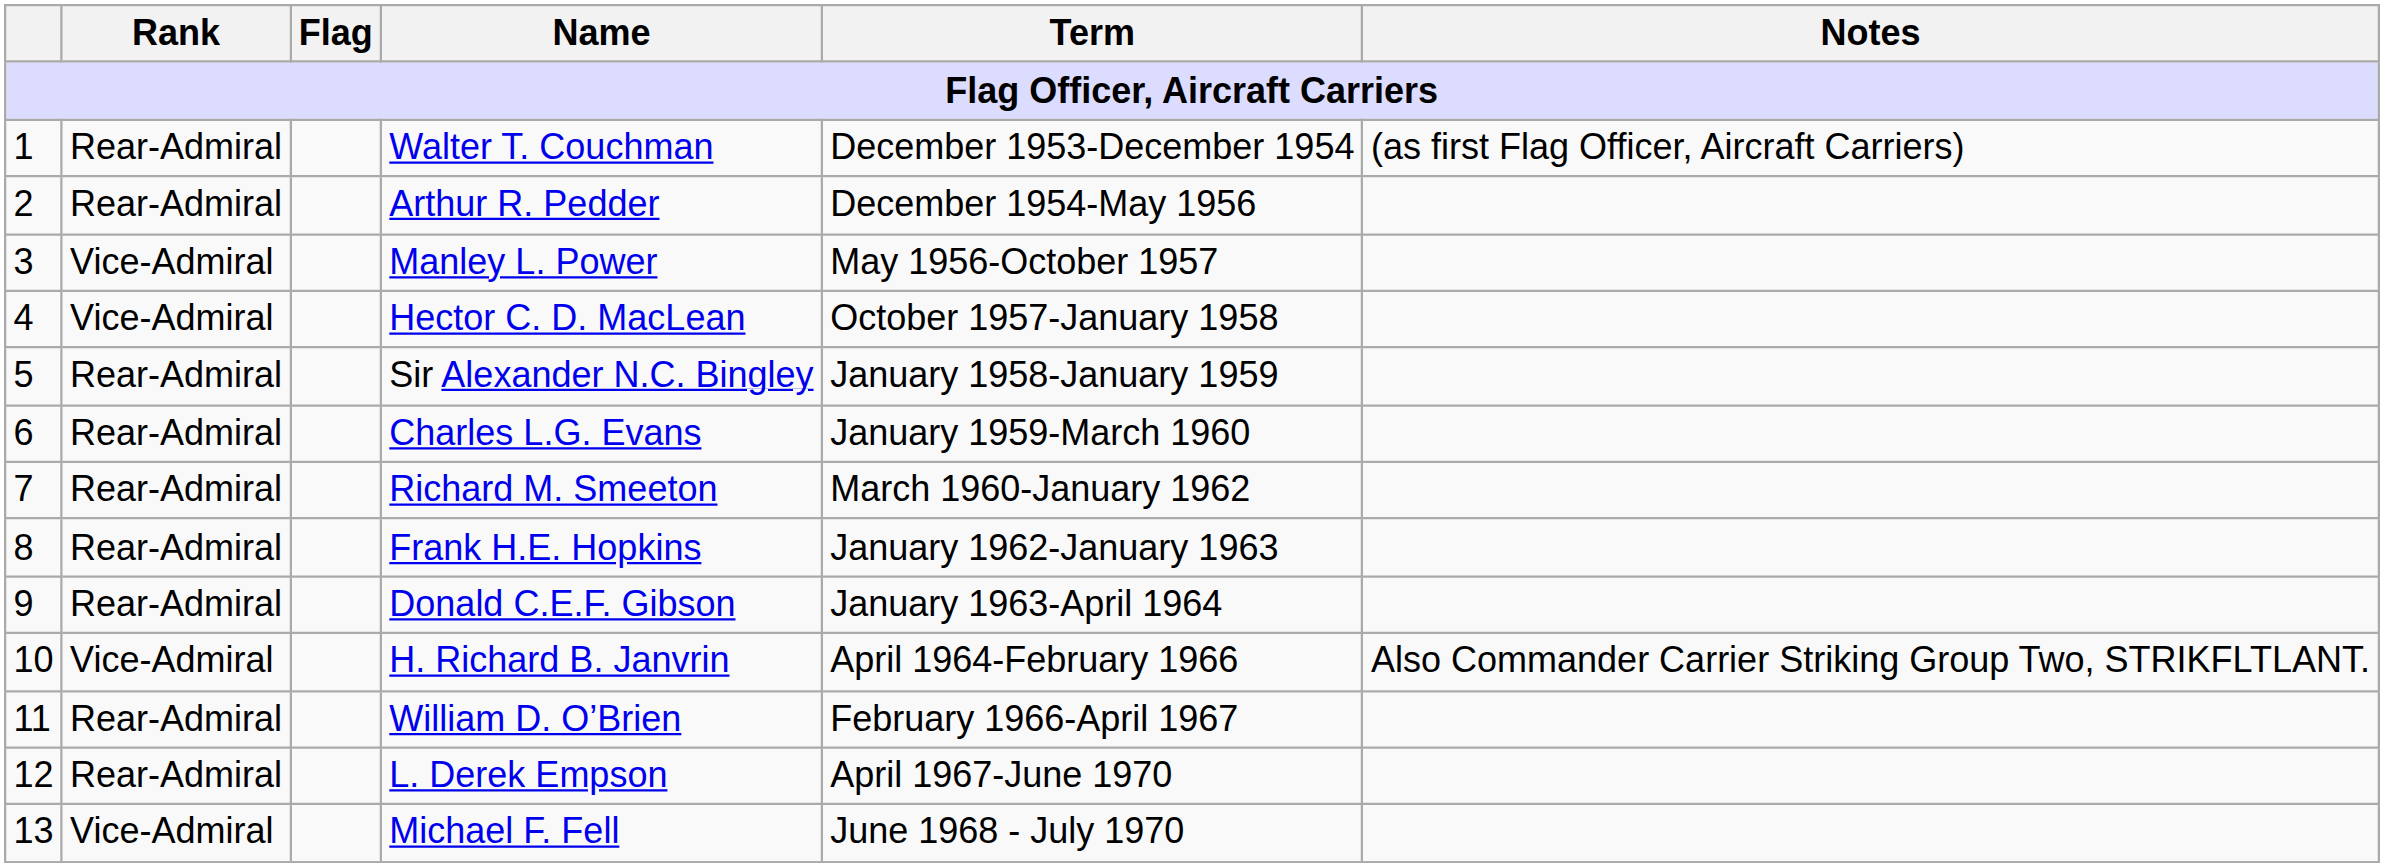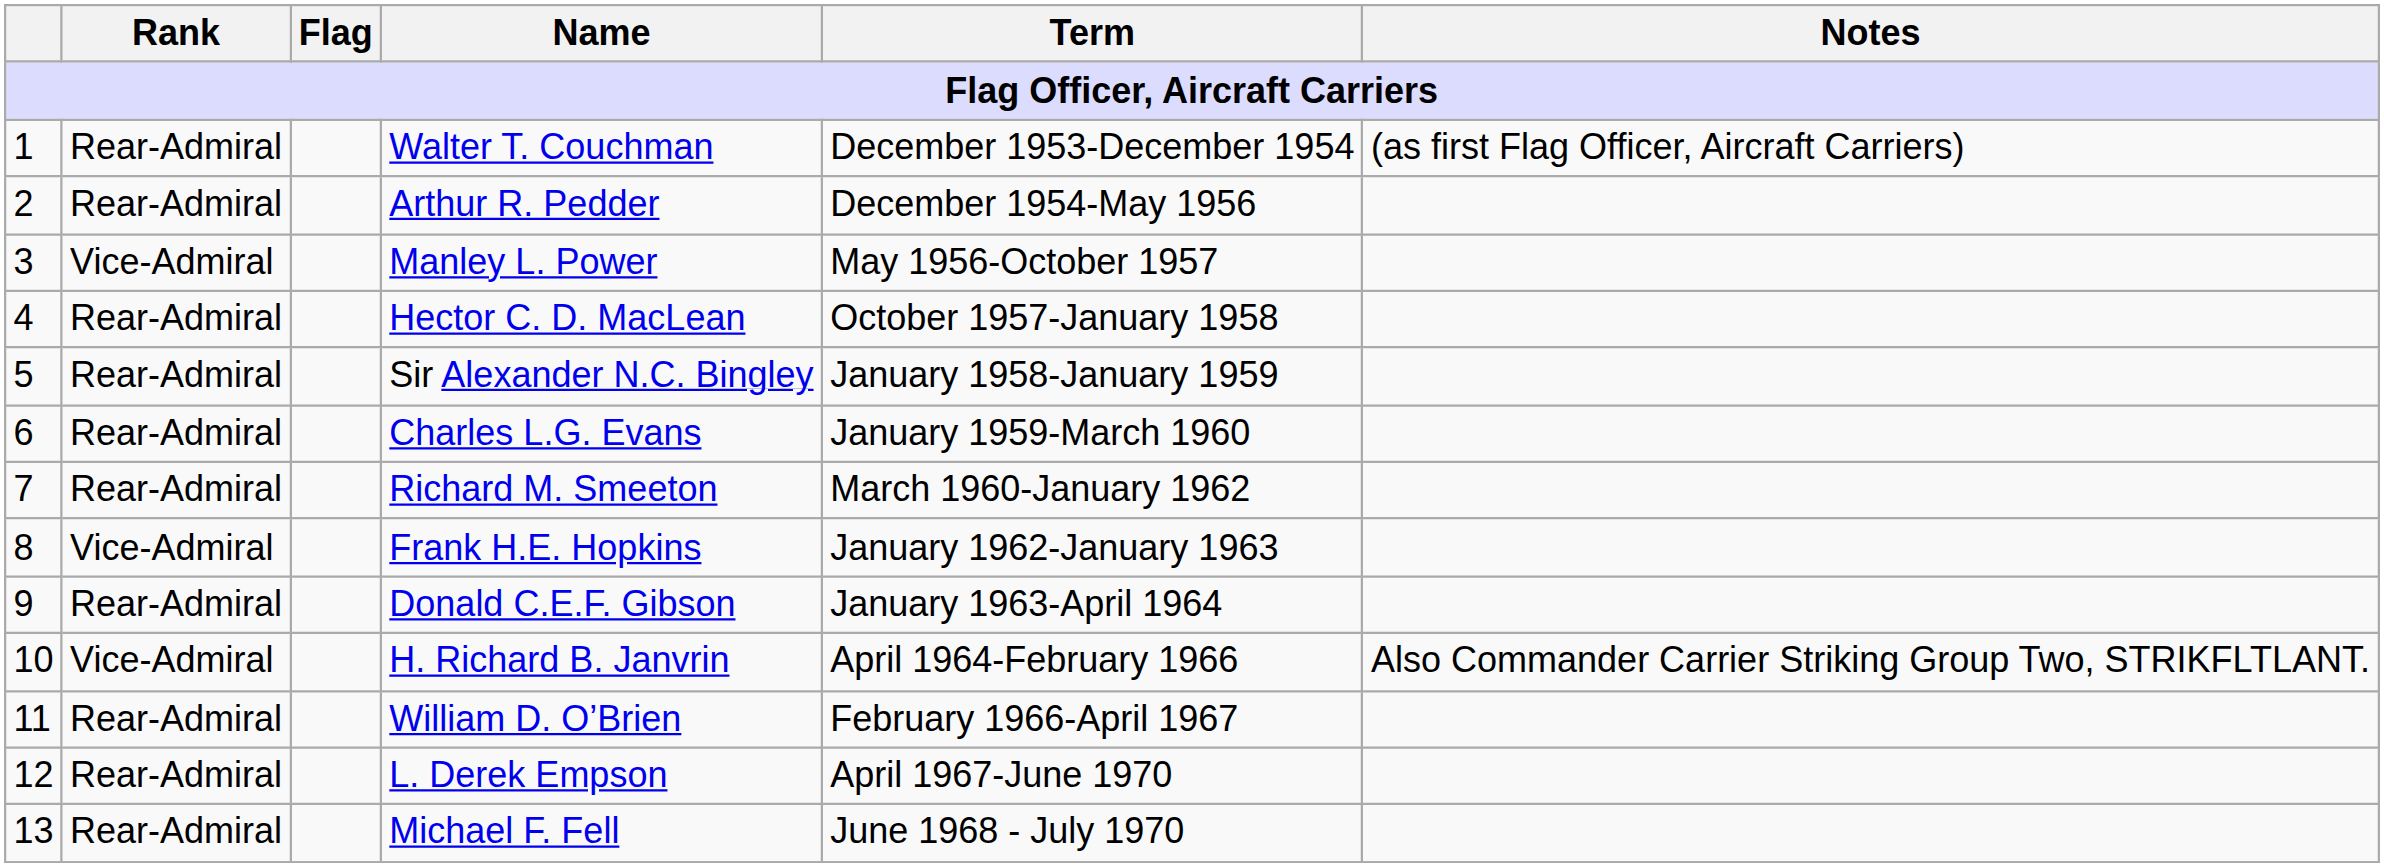(172, 318) Vice-Admiral -> (176, 318) Rear-Admiral
(176, 546) Rear-Admiral -> (172, 546) Vice-Admiral
(172, 832) Vice-Admiral -> (176, 832) Rear-Admiral
